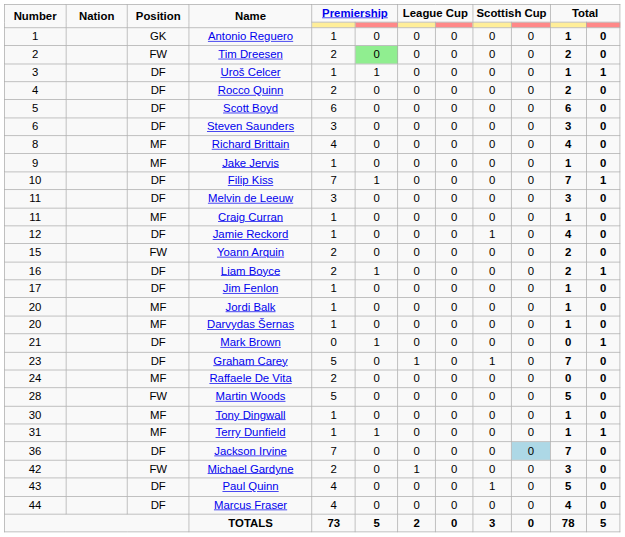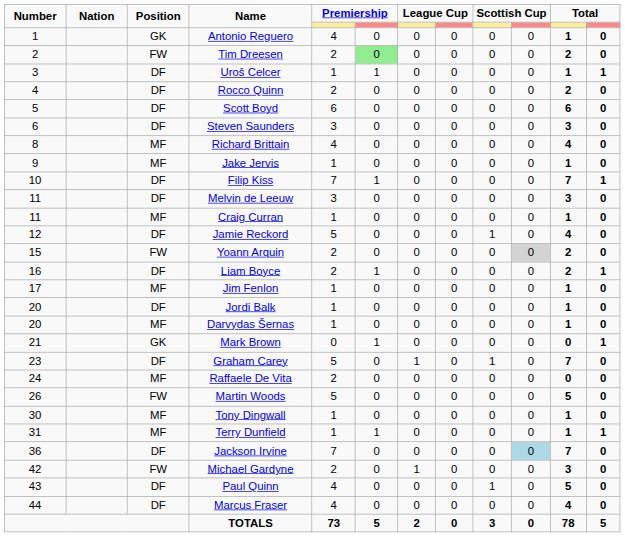(334, 36) 1 -> (334, 36) 4
(334, 234) 1 -> (334, 234) 5
(531, 252) no background -> (531, 252) lightgrey background
(158, 288) DF -> (158, 288) MF
(158, 307) MF -> (158, 307) DF
(158, 343) DF -> (158, 343) GK
(35, 397) 28 -> (35, 397) 26
